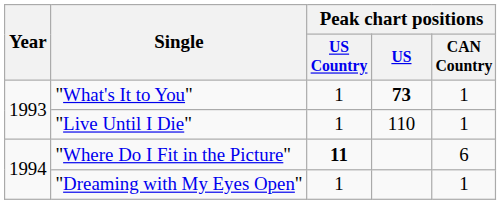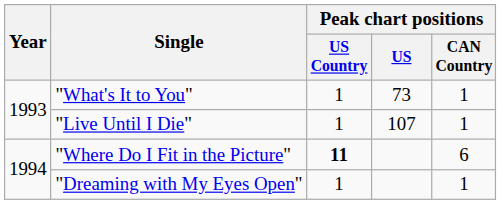(401, 94) bold -> (401, 94) normal
(401, 124) 110 -> (401, 124) 107
